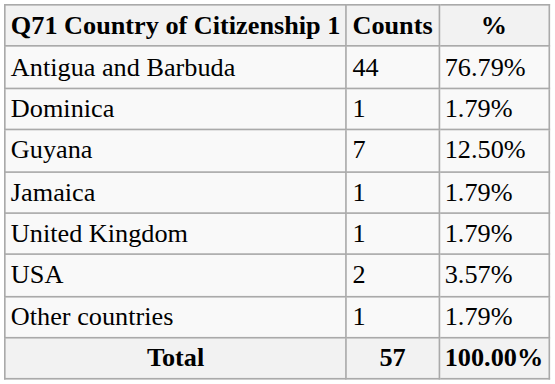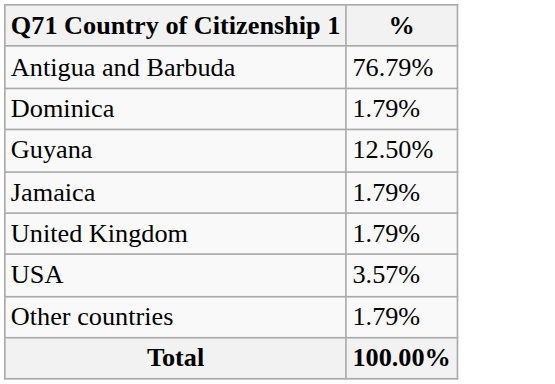- column: (393, 25)
